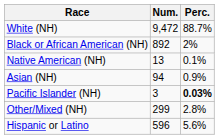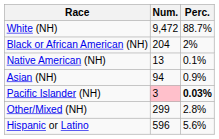(161, 45) 892 -> (161, 45) 204
(155, 93) no background -> (155, 93) pink background
